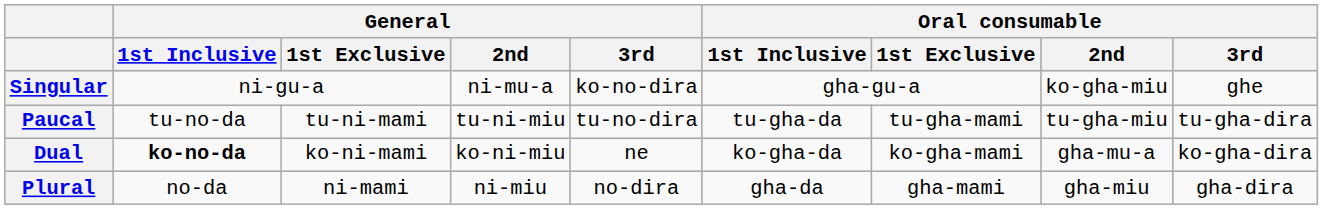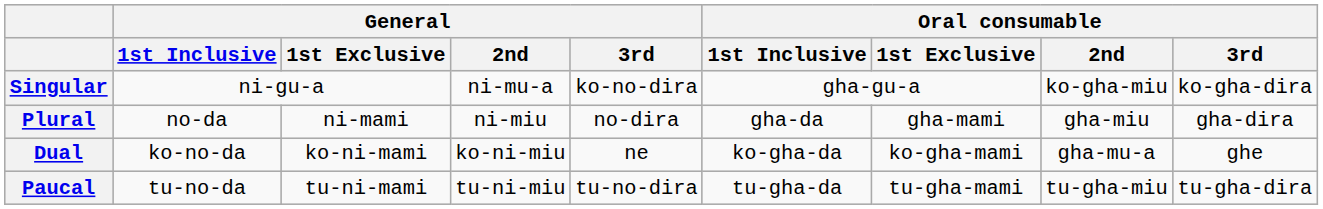(1245, 88) ghe -> (1245, 88) ko-gha-dira
rows swapped: (59, 188) <-> (59, 121)
(197, 154) bold -> (197, 154) normal
(1245, 154) ko-gha-dira -> (1245, 154) ghe
